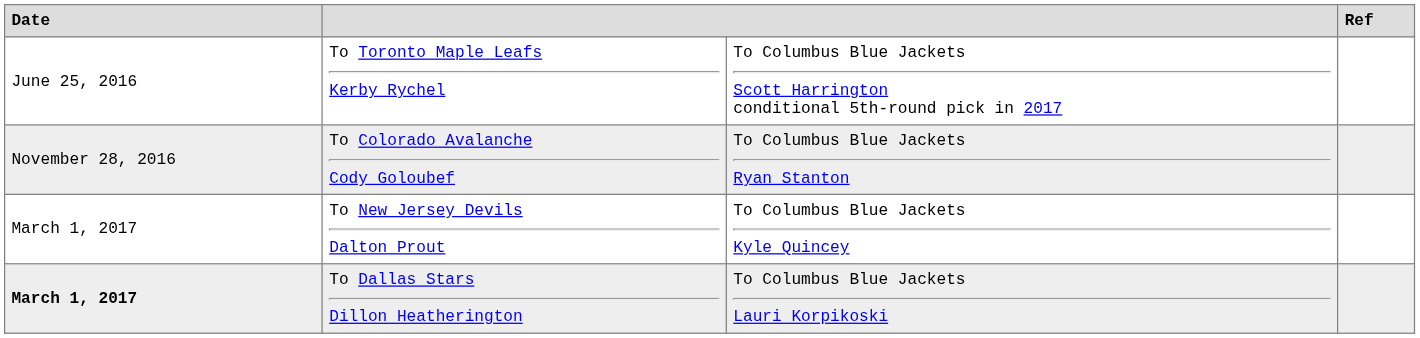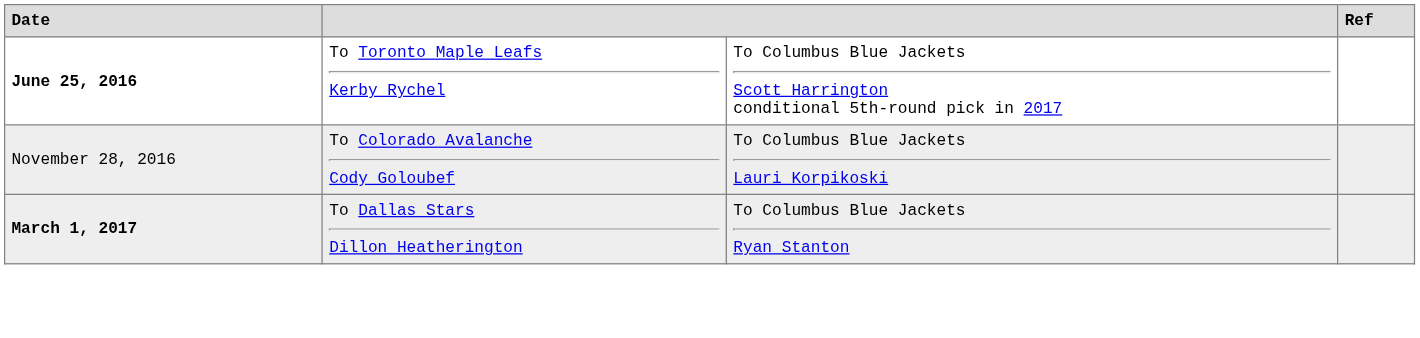(74, 81) normal -> (74, 81) bold
(1032, 160) To Columbus Blue Jackets Ryan Stanton -> (1032, 160) To Columbus Blue Jackets Lauri Korpikoski
- row: (524, 229)
(1032, 298) To Columbus Blue Jackets Lauri Korpikoski -> (1032, 229) To Columbus Blue Jackets Ryan Stanton
